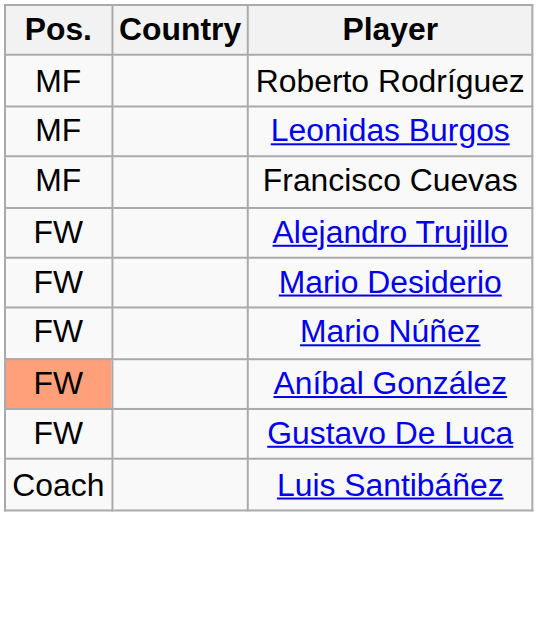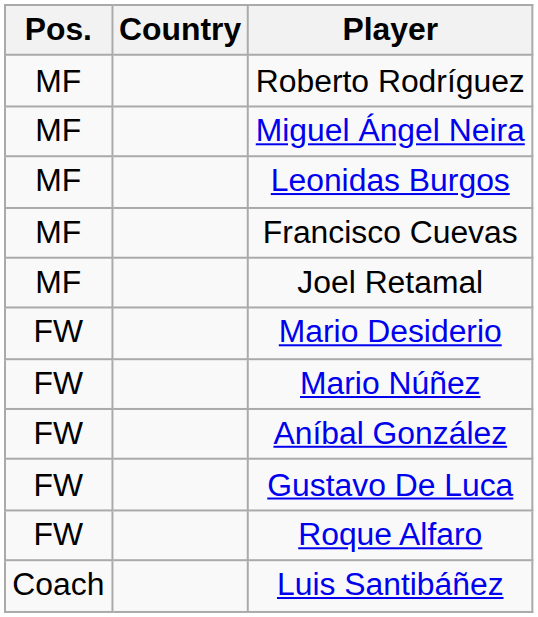+ row: (390, 130)
+ row: (390, 282)
- row: (390, 231)
(58, 383) lightsalmon background -> (58, 433) no background
+ row: (390, 534)
